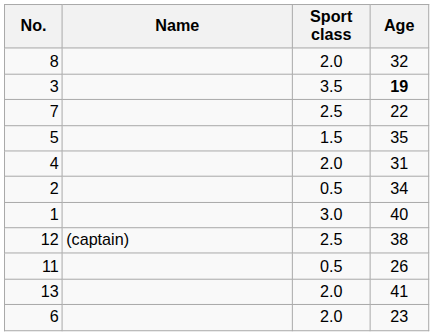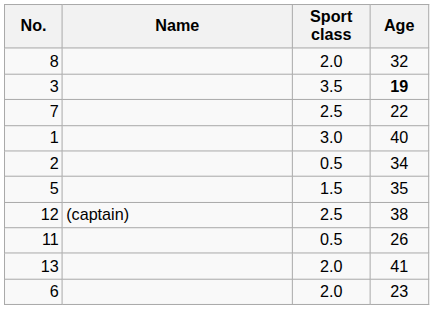rows swapped: (54, 138) <-> (54, 214)
- row: (54, 163)
